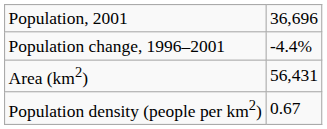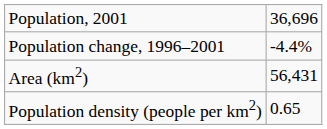(285, 108) 0.67 -> (285, 108) 0.65
